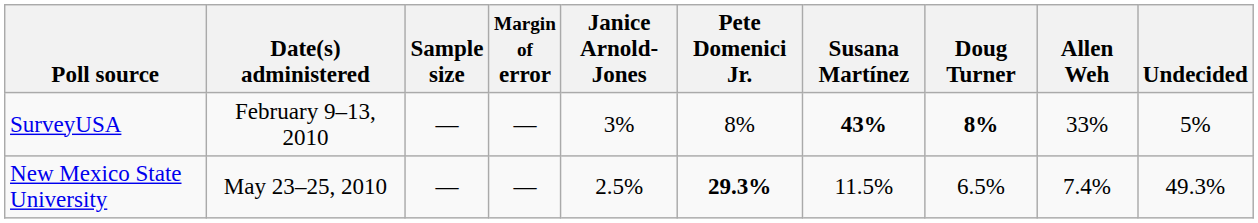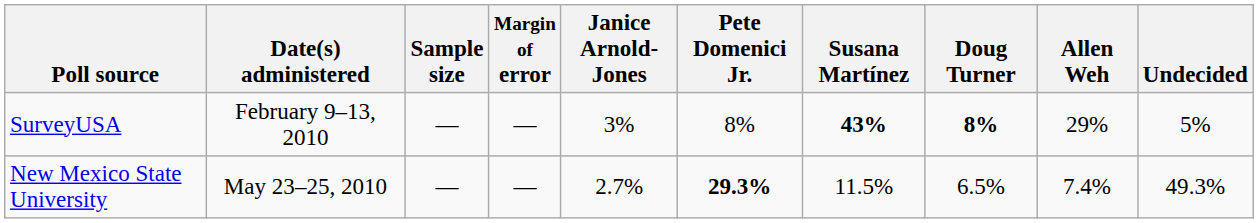(1087, 124) 33% -> (1087, 124) 29%
(619, 186) 2.5% -> (619, 186) 2.7%
